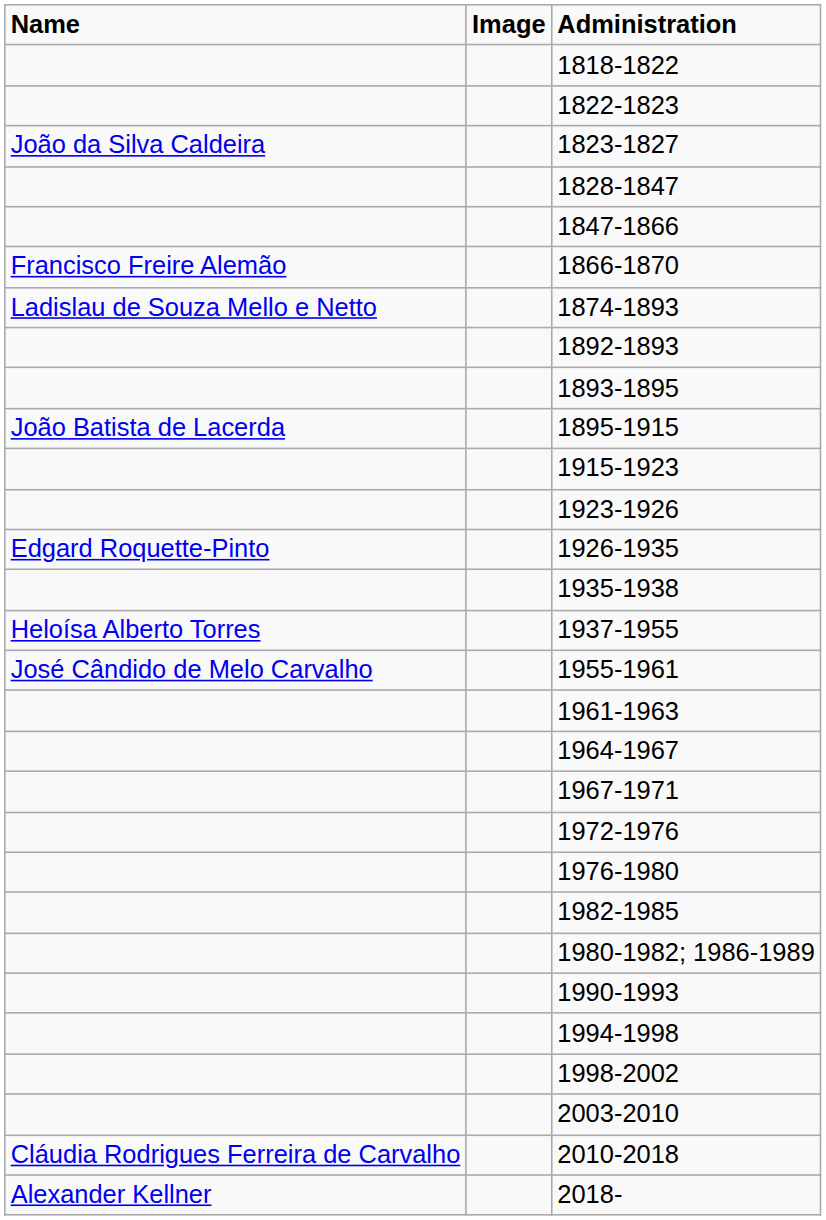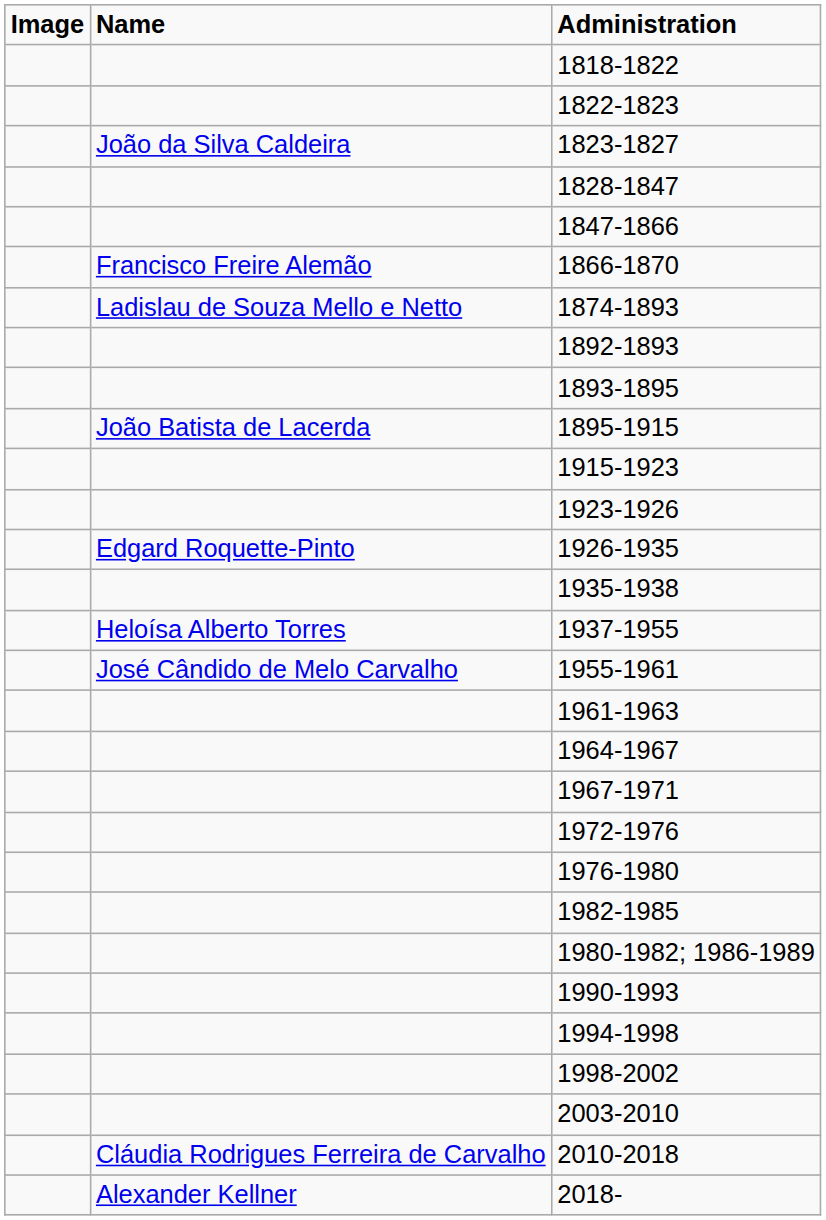columns swapped: (509, 24) <-> (45, 24)
